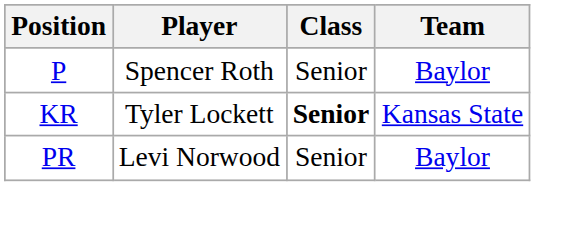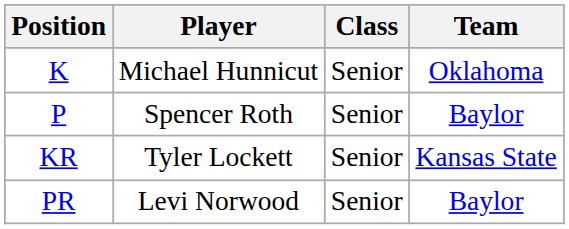+ row: (59, 69)
(331, 113) bold -> (367, 157) normal
